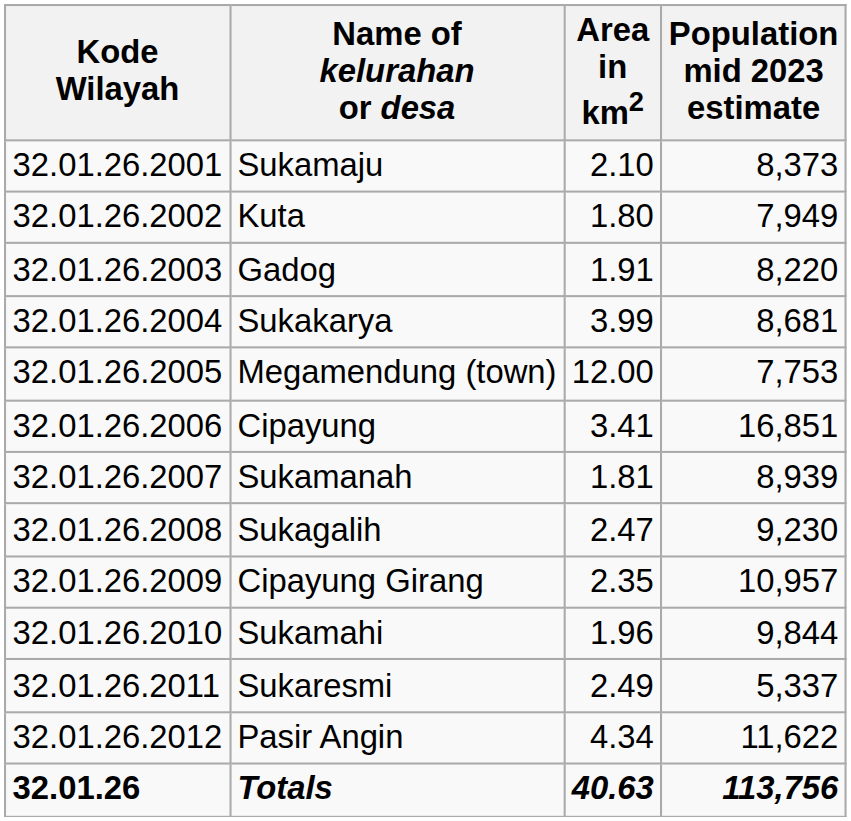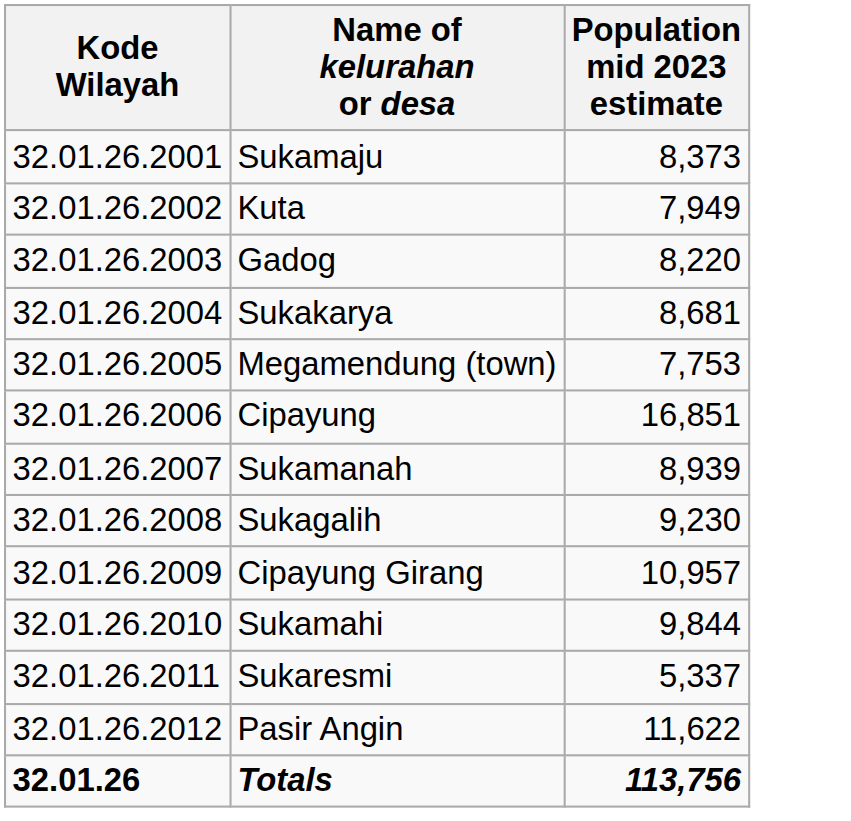- column: (613, 71)
